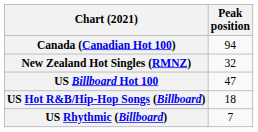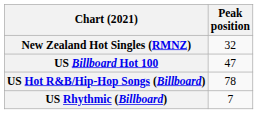- row: (106, 44)
(230, 99) 18 -> (230, 81) 78
